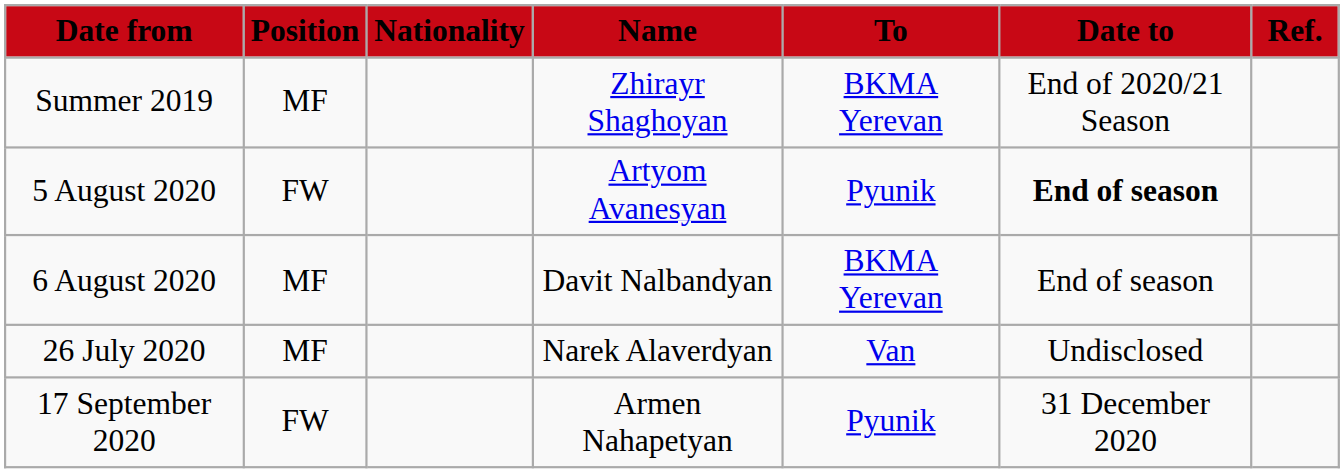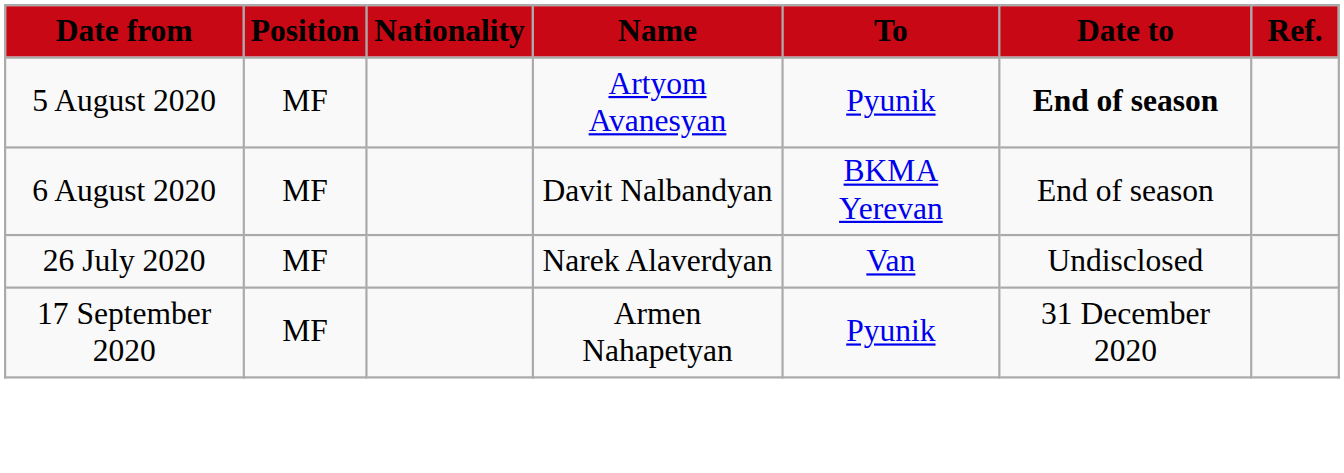- row: (124, 101)
(305, 190) FW -> (305, 101) MF
(305, 421) FW -> (305, 332) MF
